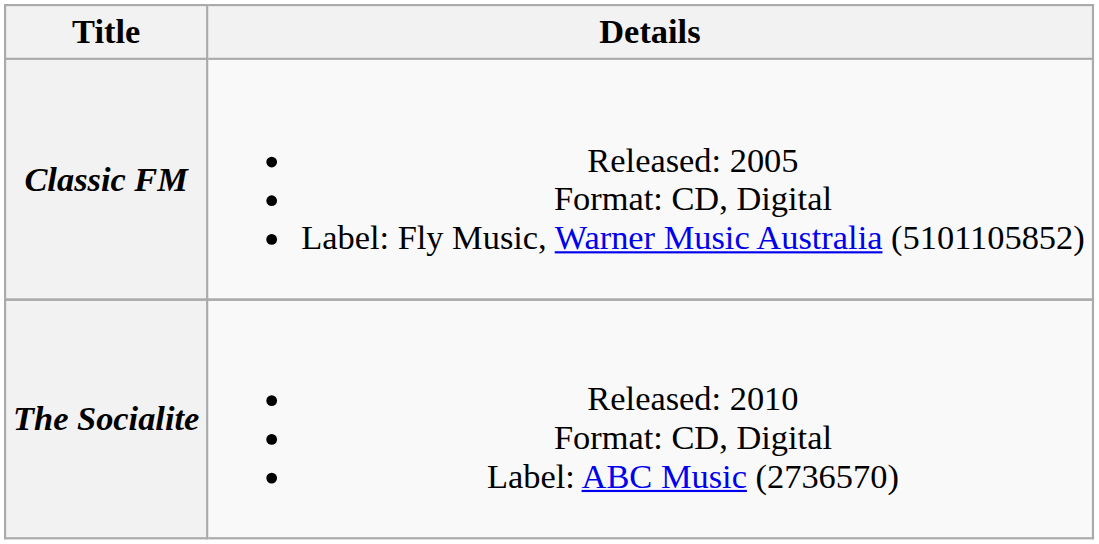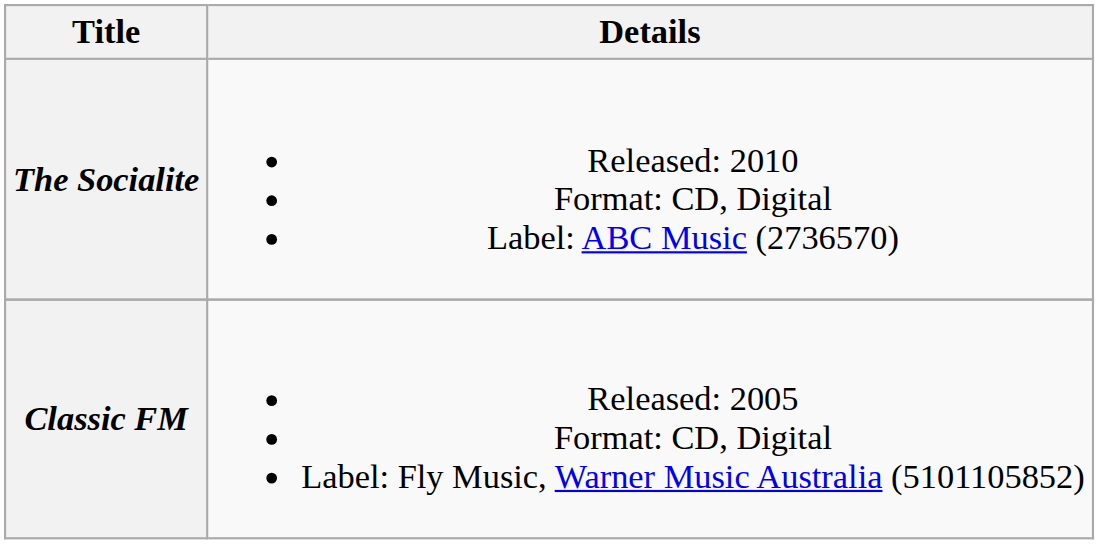rows swapped: (106, 178) <-> (106, 418)
